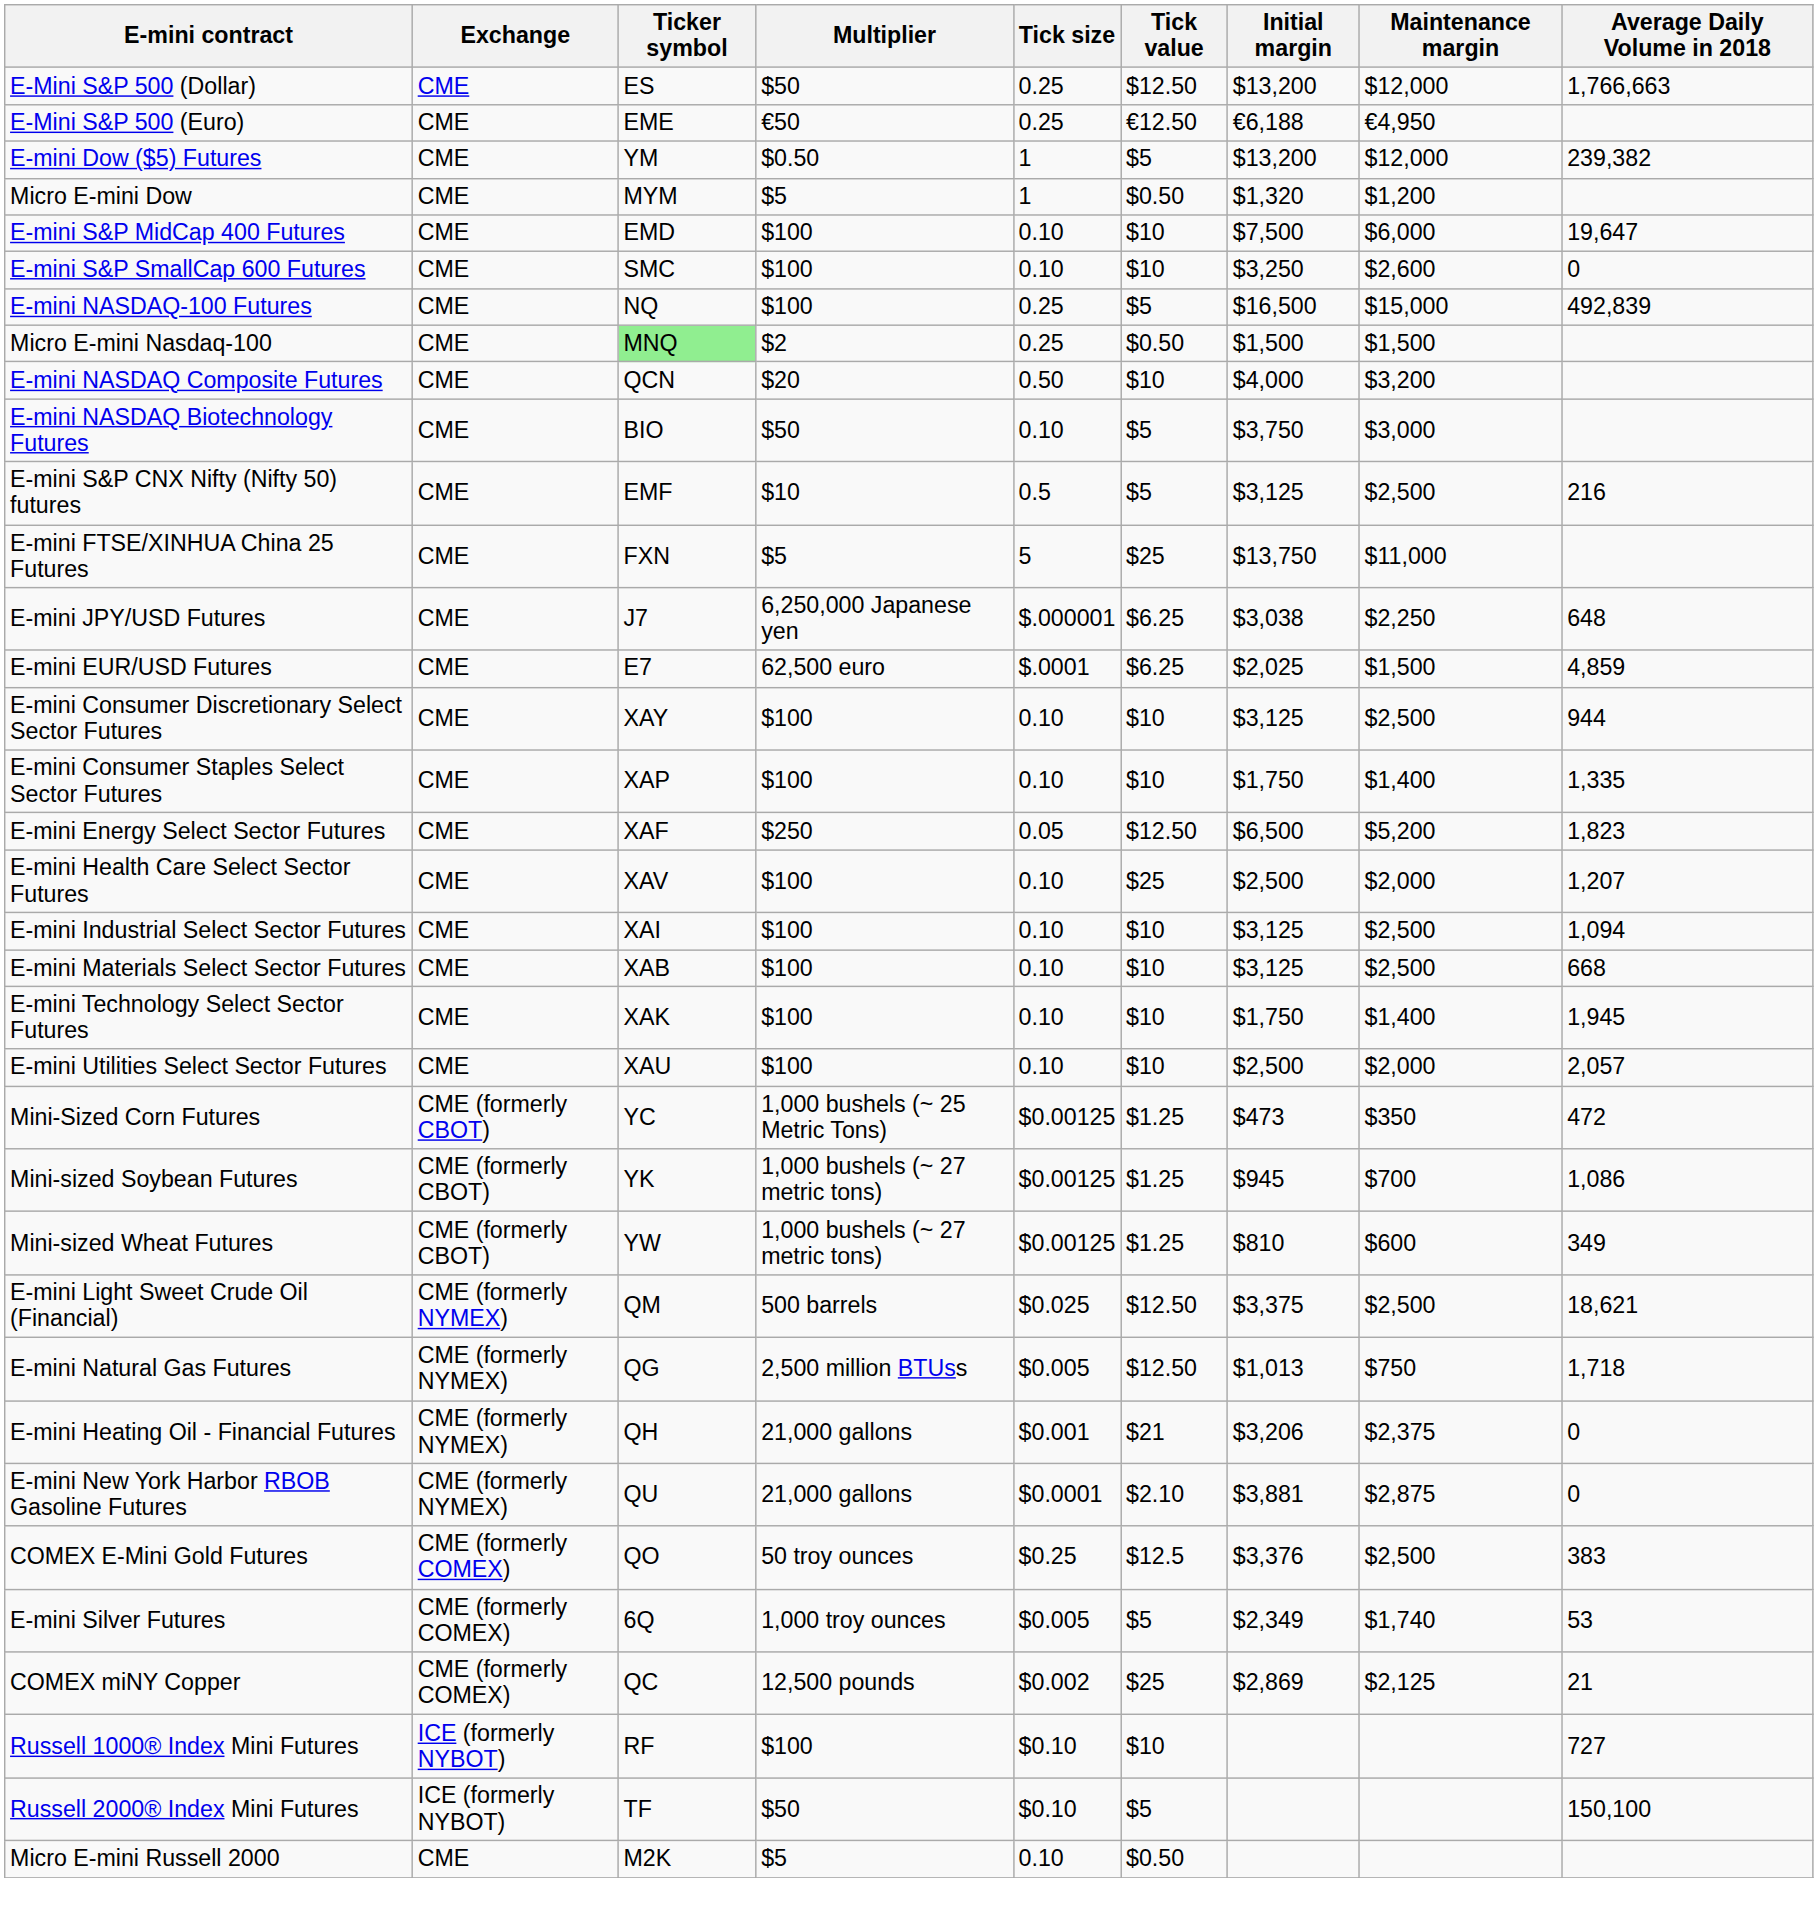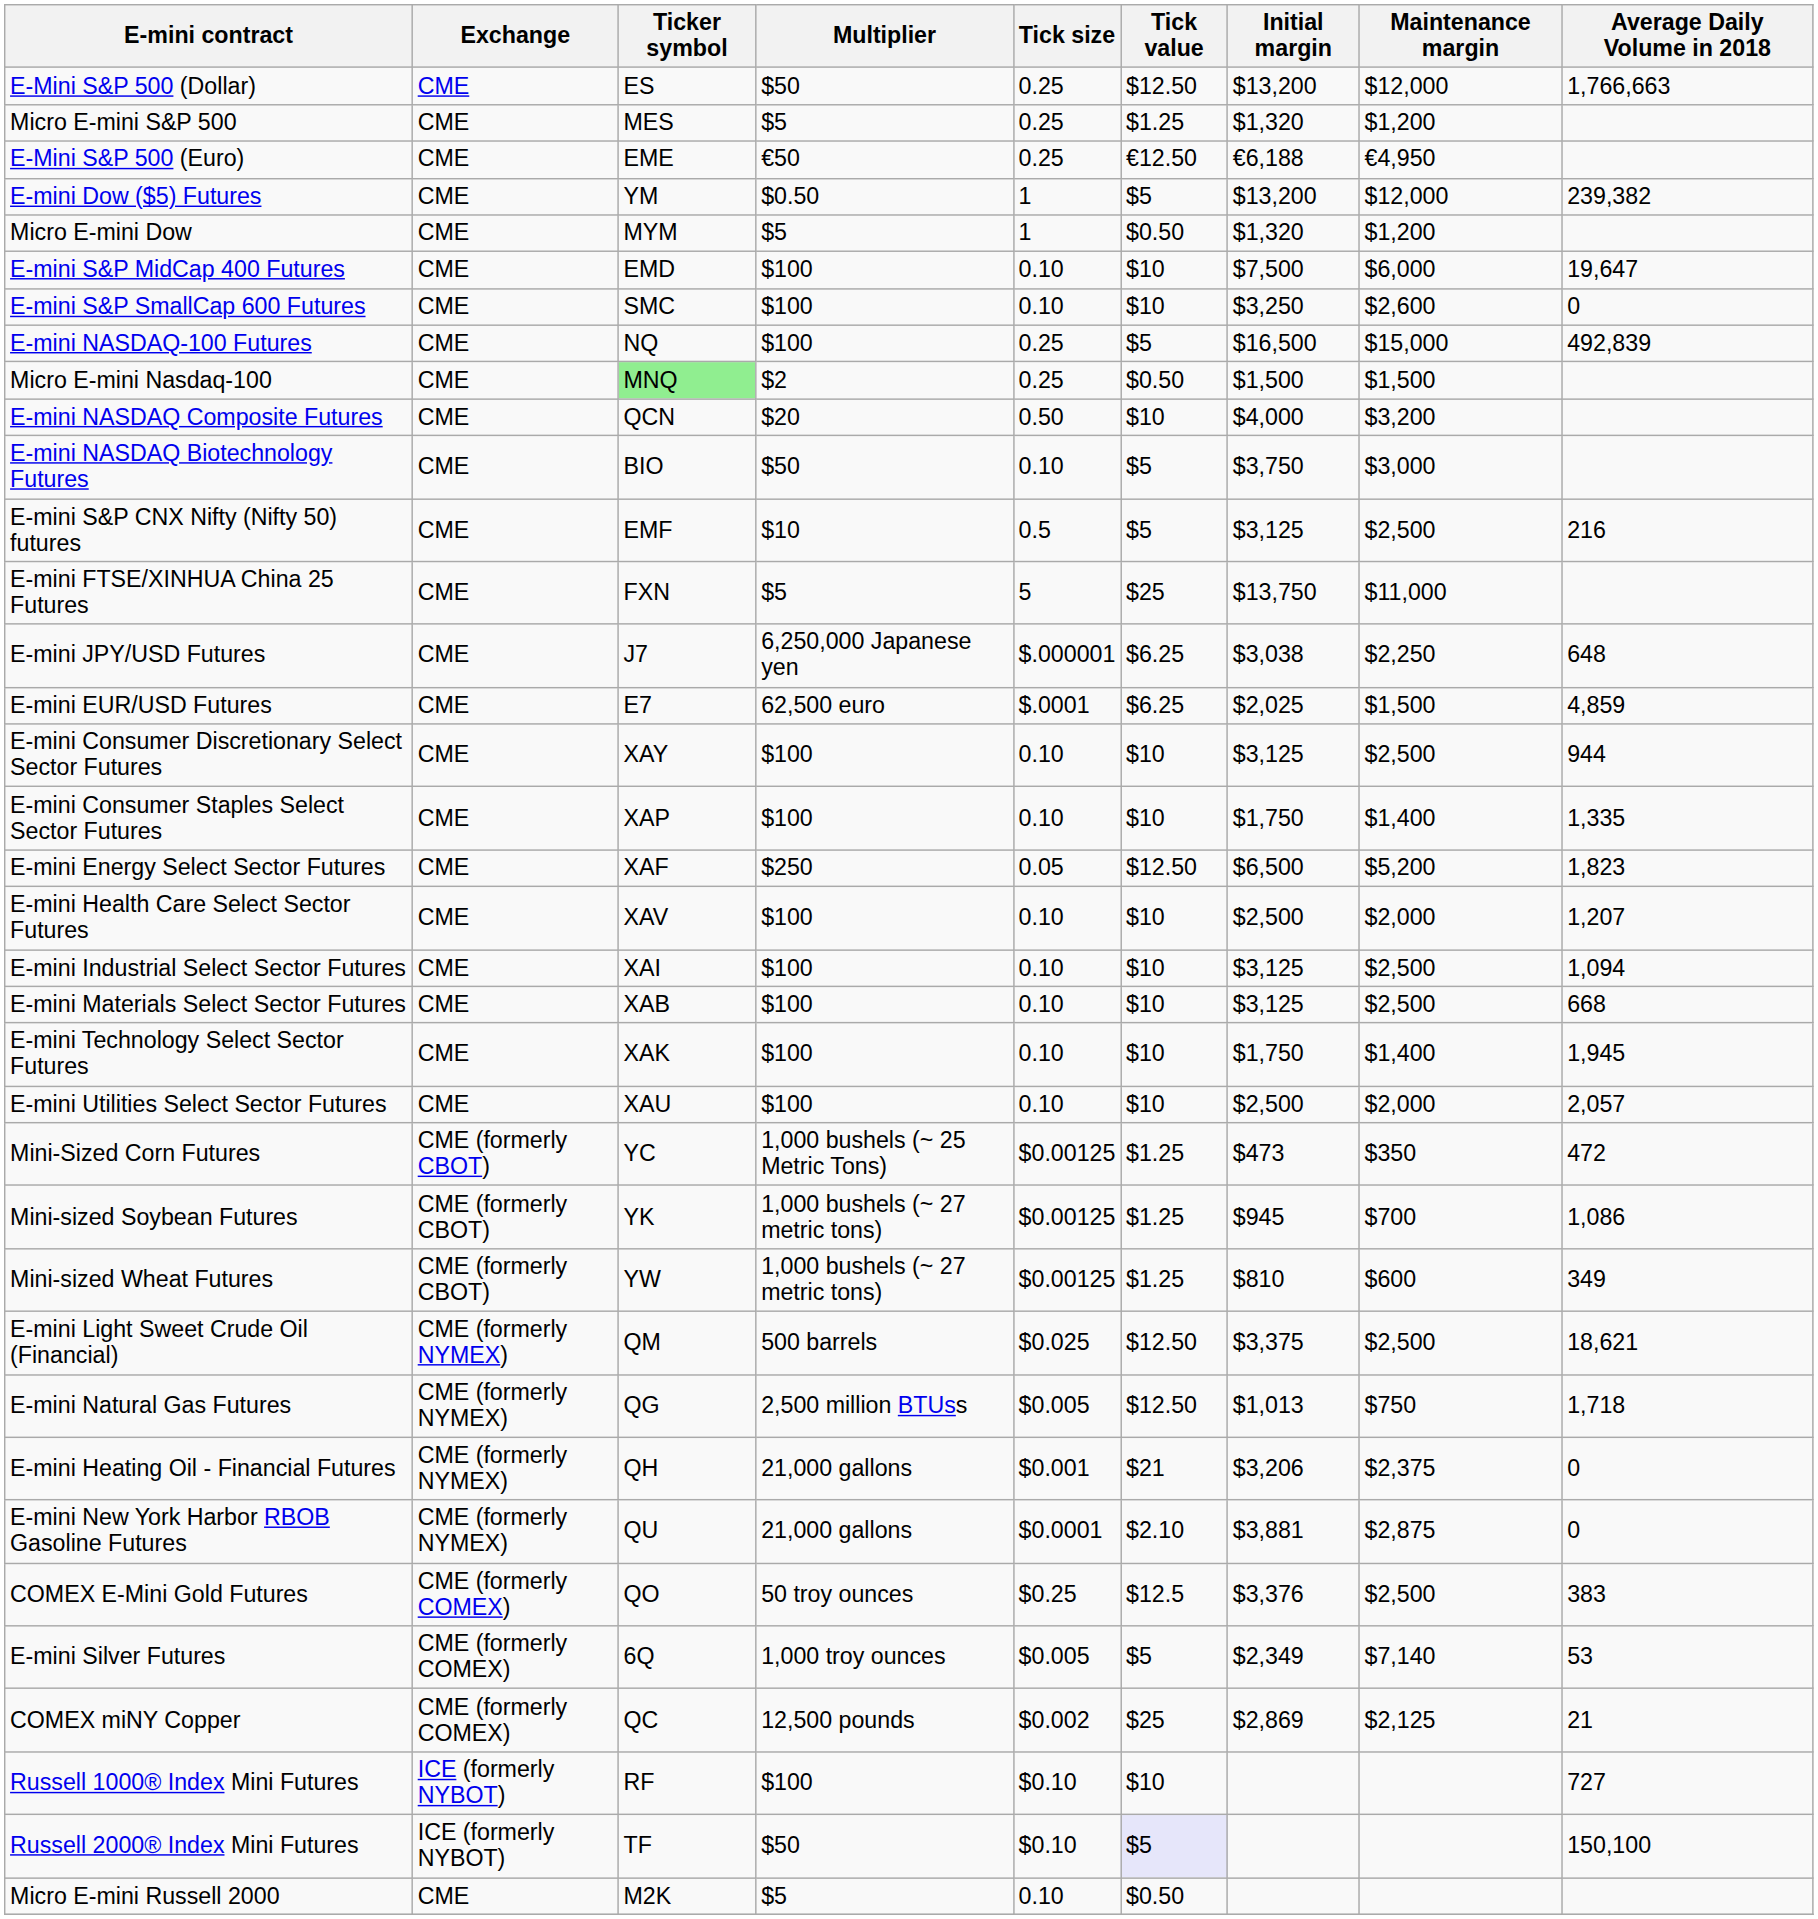+ row: (123, 122)
(1145, 880) $25 -> (1145, 917) $10
(1400, 1620) $1,740 -> (1400, 1657) $7,140
(1139, 1808) no background -> (1139, 1845) lavender background
